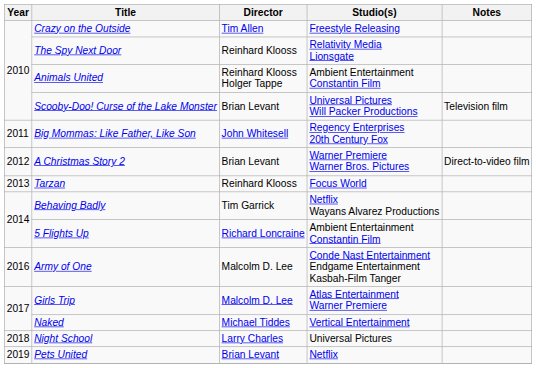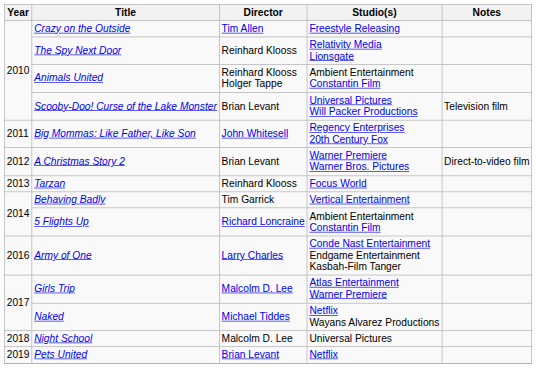(374, 205) Netflix Wayans Alvarez Productions -> (360, 200) Vertical Entertainment
(257, 267) Malcolm D. Lee -> (252, 255) Larry Charles
(360, 322) Vertical Entertainment -> (374, 316) Netflix Wayans Alvarez Productions
(252, 338) Larry Charles -> (257, 338) Malcolm D. Lee
